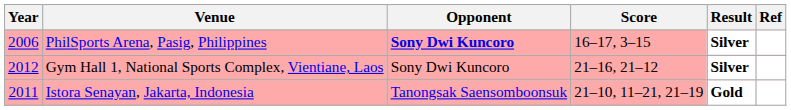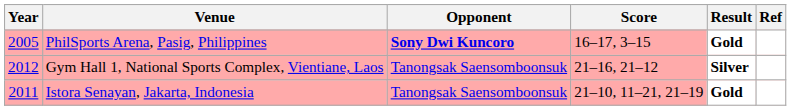(23, 42) 2006 -> (23, 42) 2005
(730, 42) Silver -> (727, 42) Gold
(450, 67) Sony Dwi Kuncoro -> (479, 67) Tanongsak Saensomboonsuk
